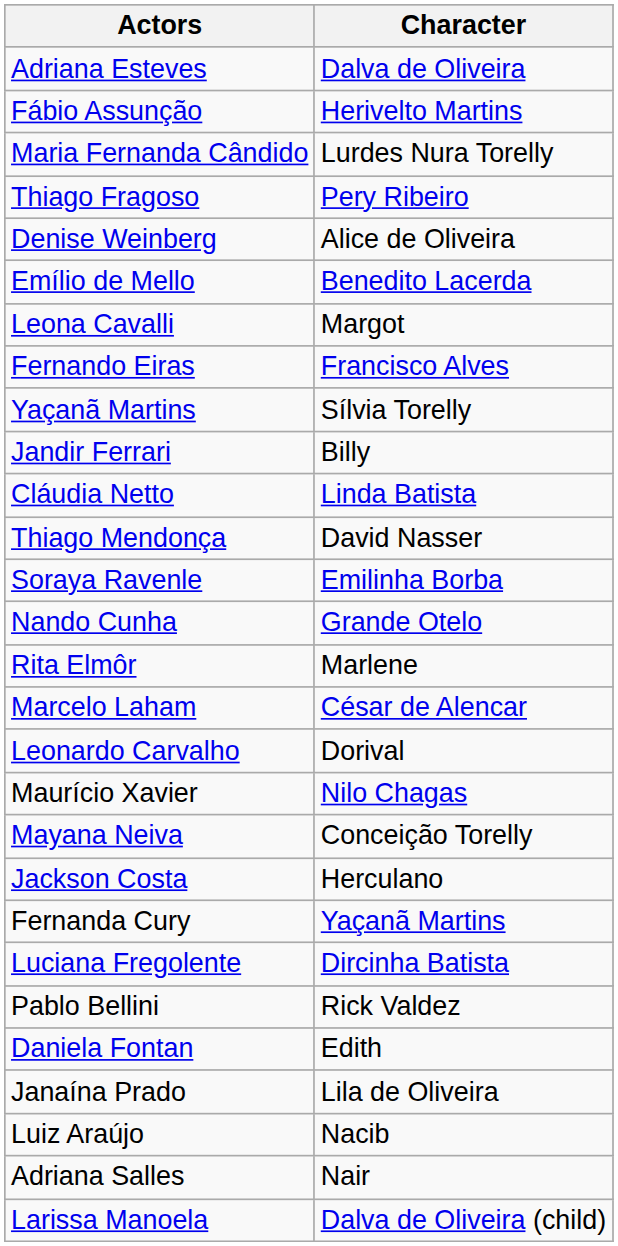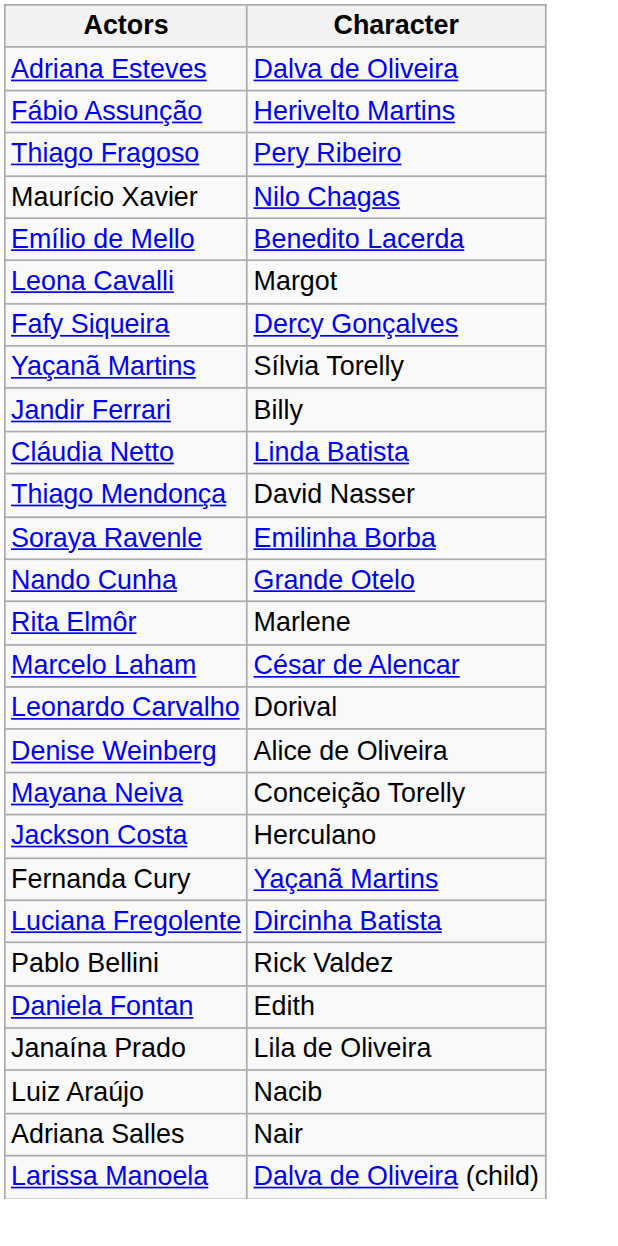- row: (160, 153)
rows swapped: (114, 238) <-> (104, 793)
- row: (103, 366)
+ row: (90, 324)
